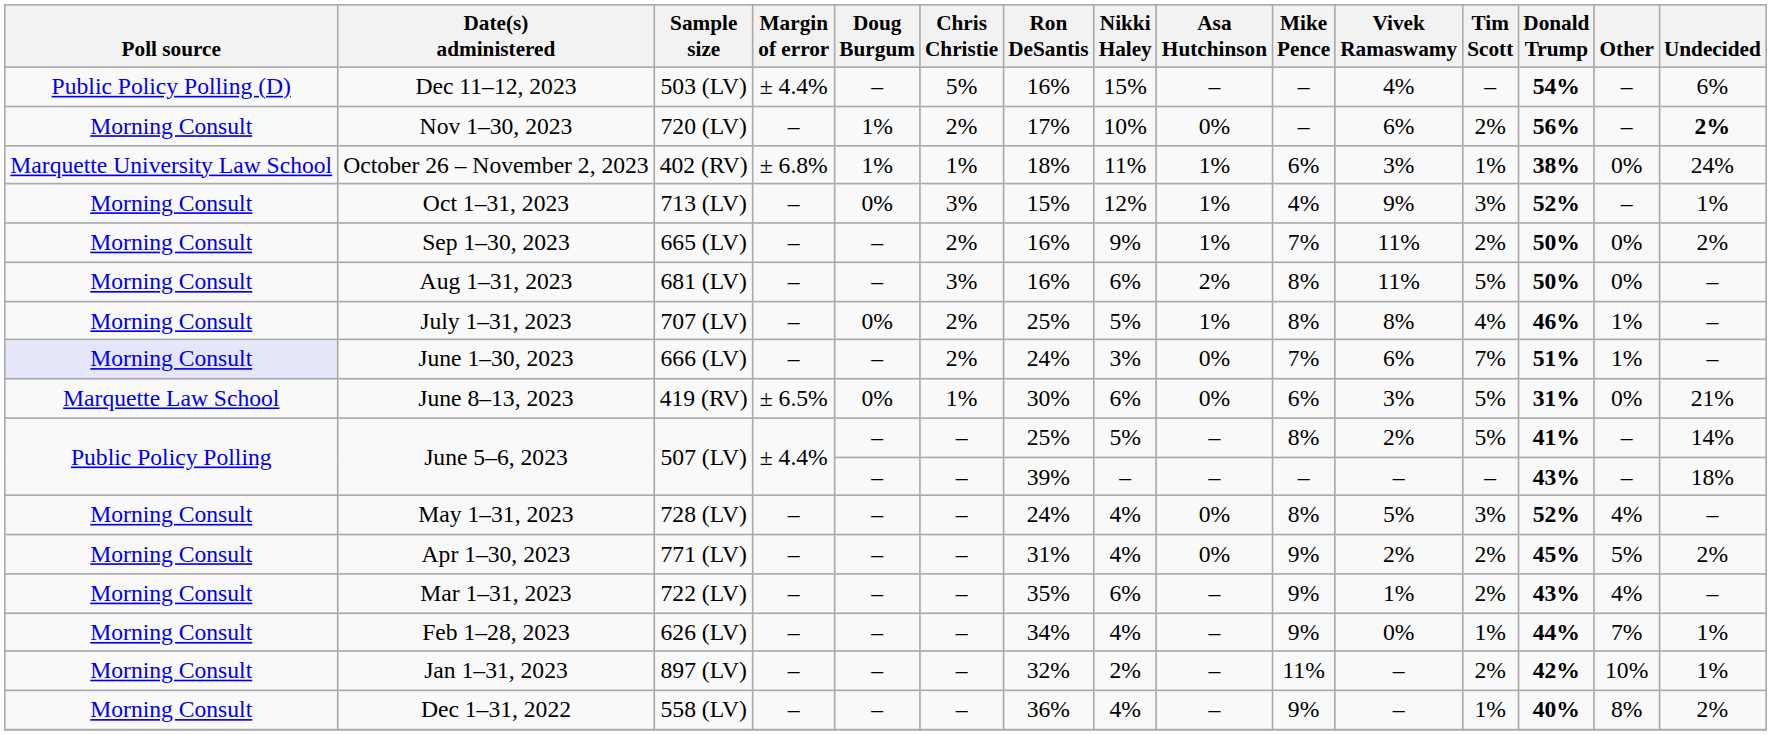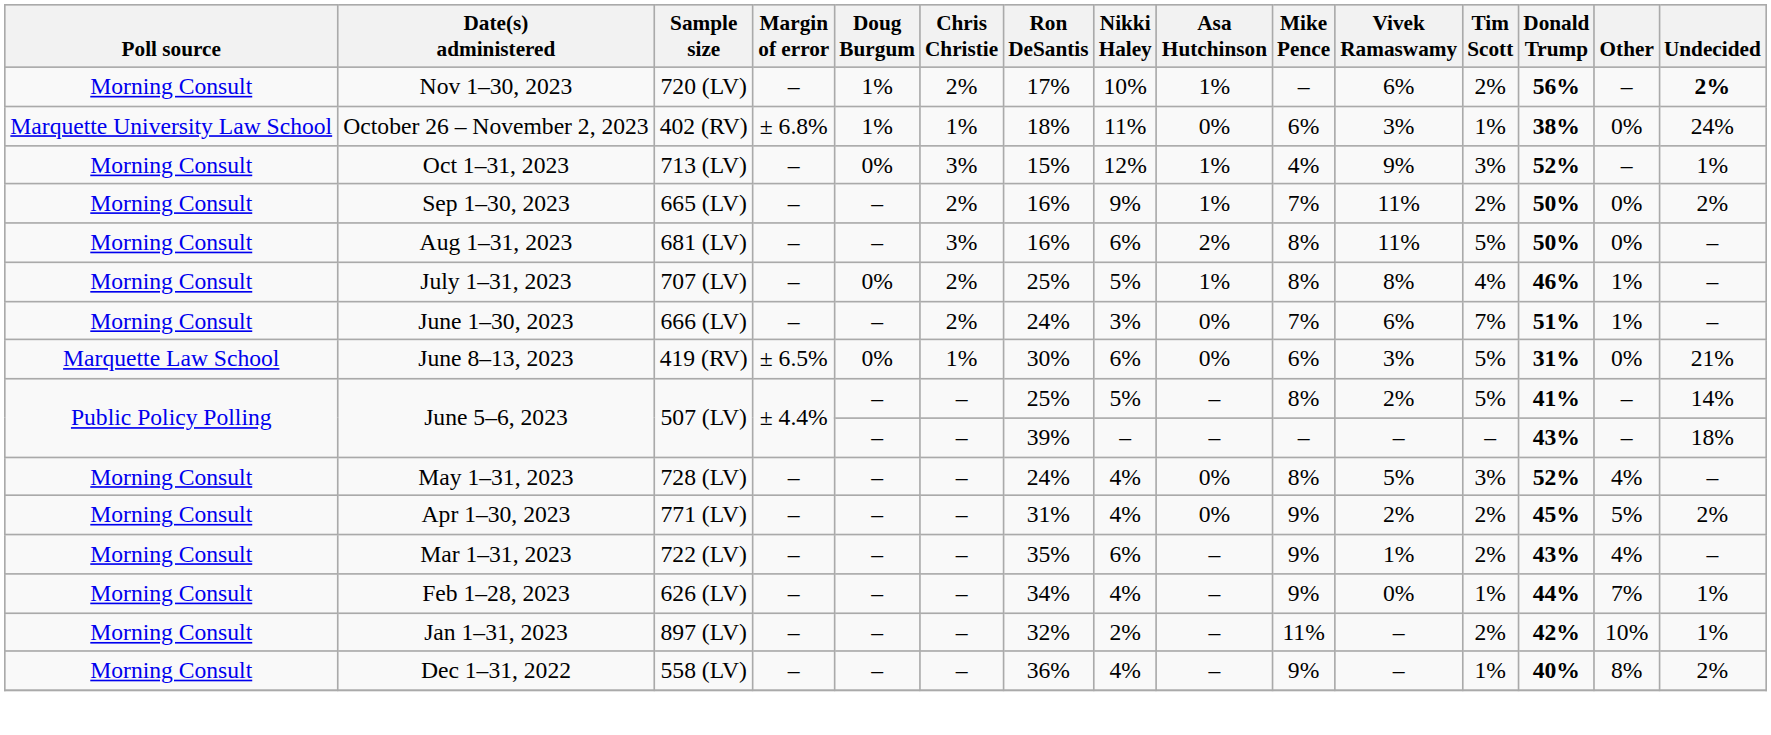- row: (496, 86)
(1214, 125) 0% -> (1214, 86) 1%
(1214, 164) 1% -> (1214, 125) 0%
(171, 359) lavender background -> (171, 320) no background
